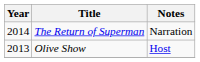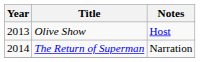rows swapped: (60, 48) <-> (89, 31)
